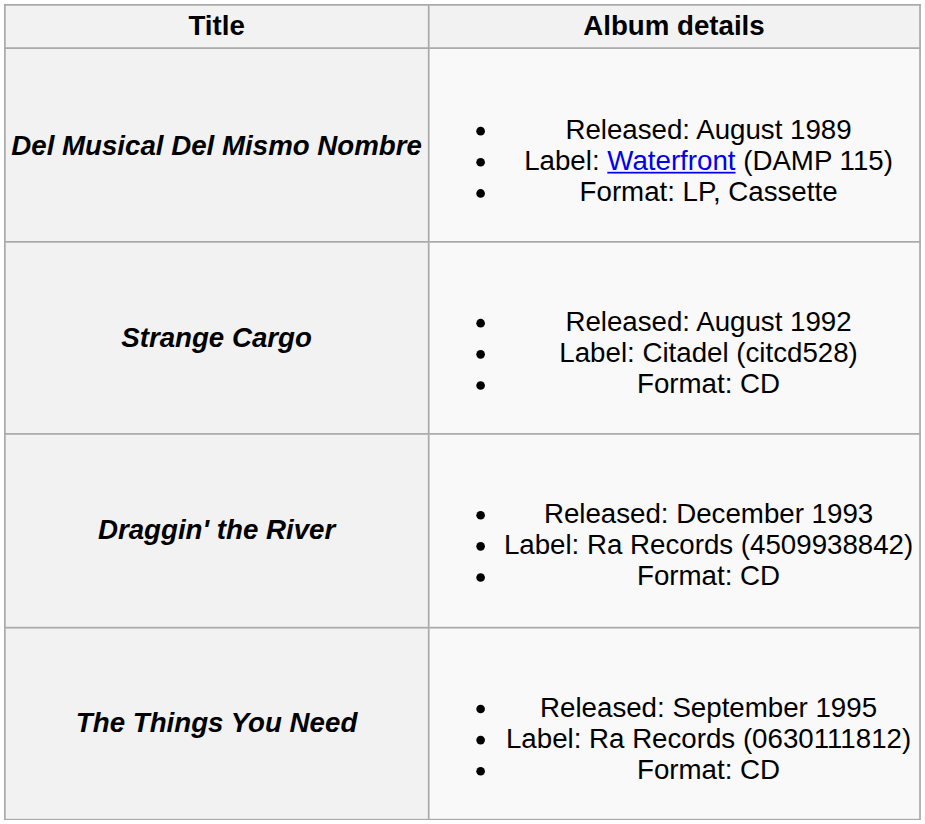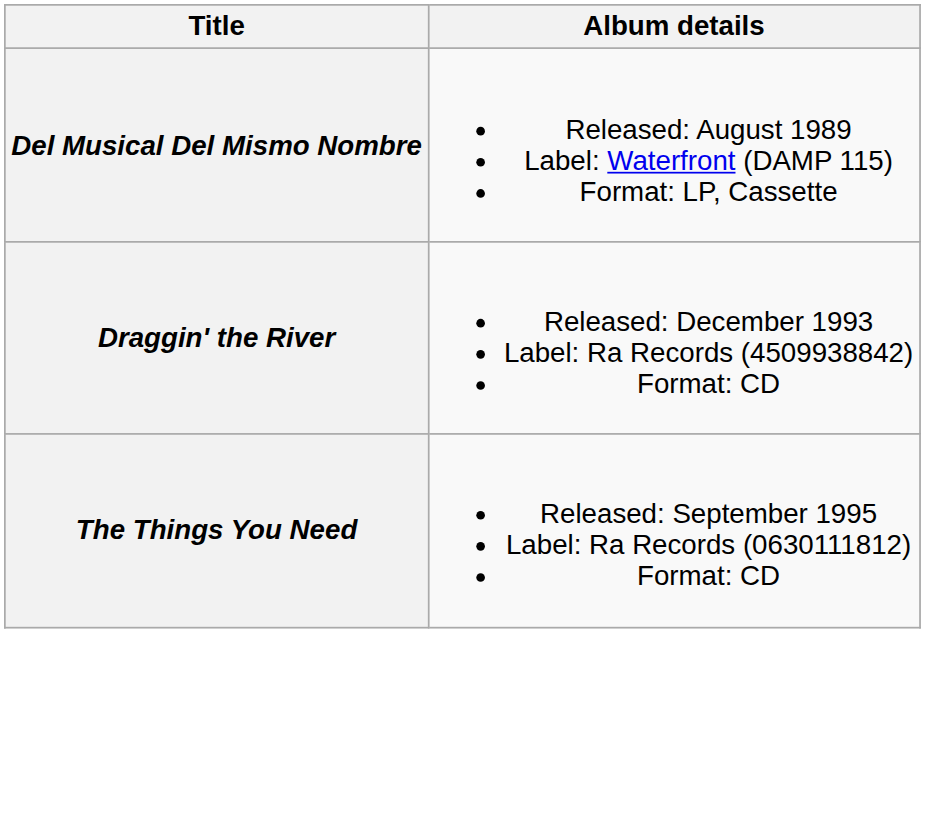- row: (217, 337)
